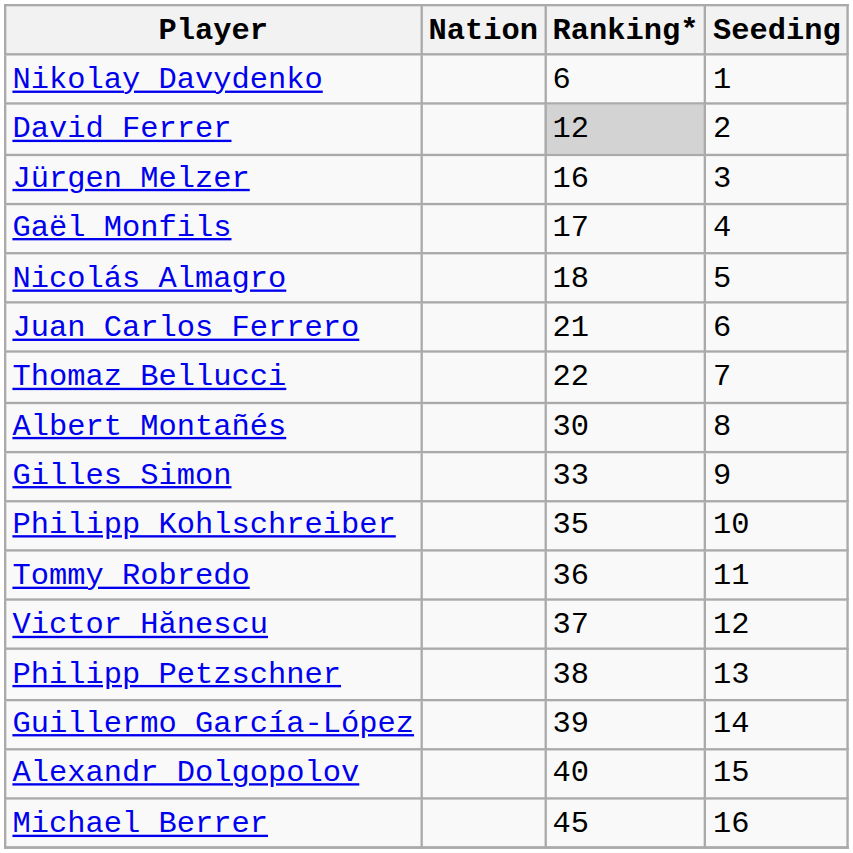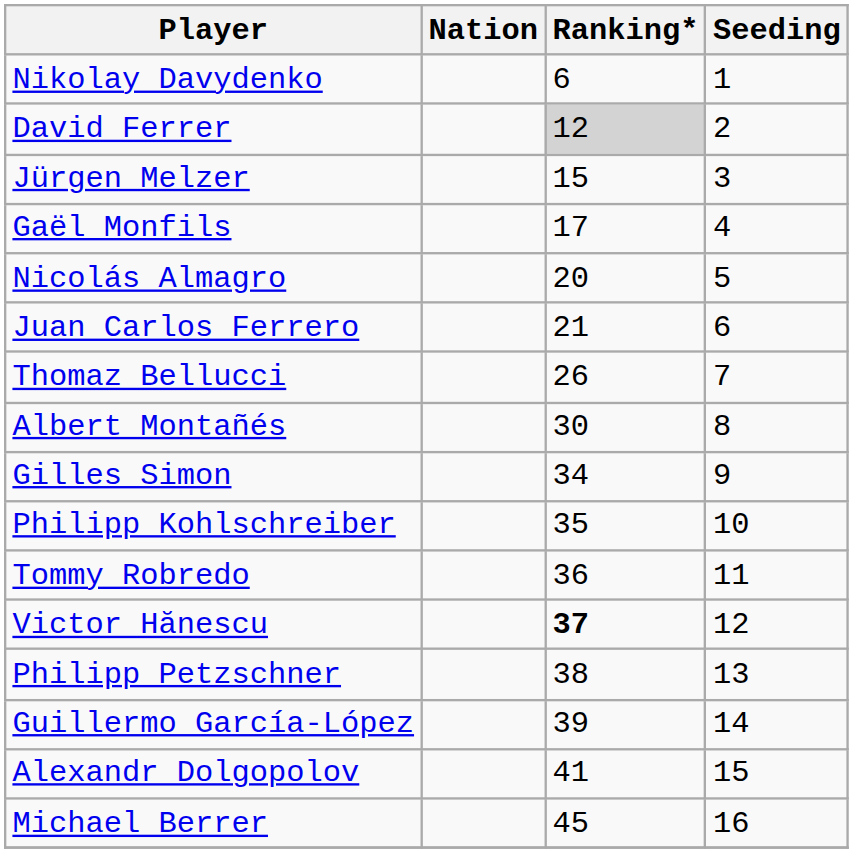(571, 179) 16 -> (571, 179) 15
(571, 278) 18 -> (571, 278) 20
(571, 377) 22 -> (571, 377) 26
(571, 476) 33 -> (571, 476) 34
(571, 625) normal -> (571, 625) bold
(571, 774) 40 -> (571, 774) 41
